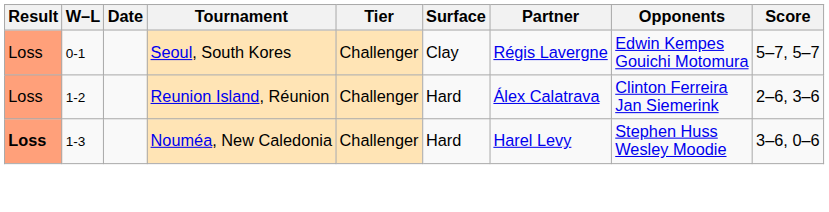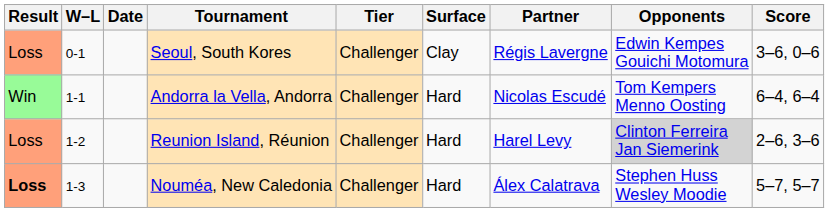(788, 52) 5–7, 5–7 -> (788, 52) 3–6, 0–6
+ row: (241, 96)
(546, 96) Álex Calatrava -> (532, 140) Harel Levy
(671, 96) no background -> (671, 140) lightgrey background
(532, 140) Harel Levy -> (546, 185) Álex Calatrava
(788, 140) 3–6, 0–6 -> (788, 185) 5–7, 5–7
